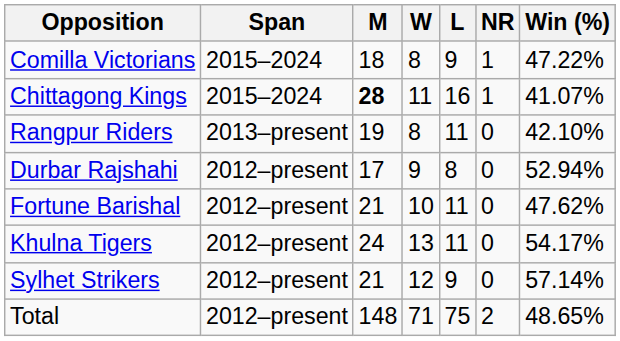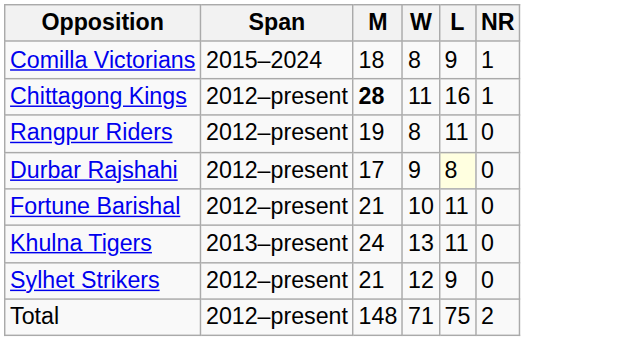- column: (568, 22)
(264, 96) 2015–2024 -> (277, 96) 2012–present
(277, 133) 2013–present -> (277, 133) 2012–present
(451, 170) no background -> (451, 170) lightyellow background
(277, 243) 2012–present -> (277, 243) 2013–present
